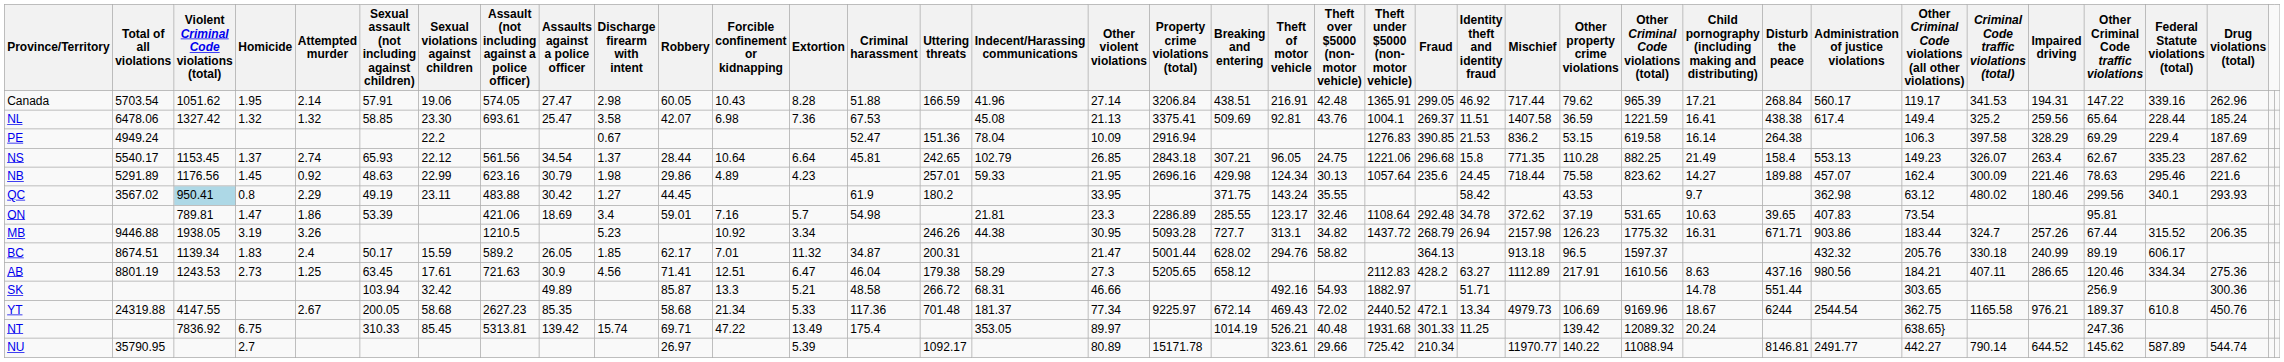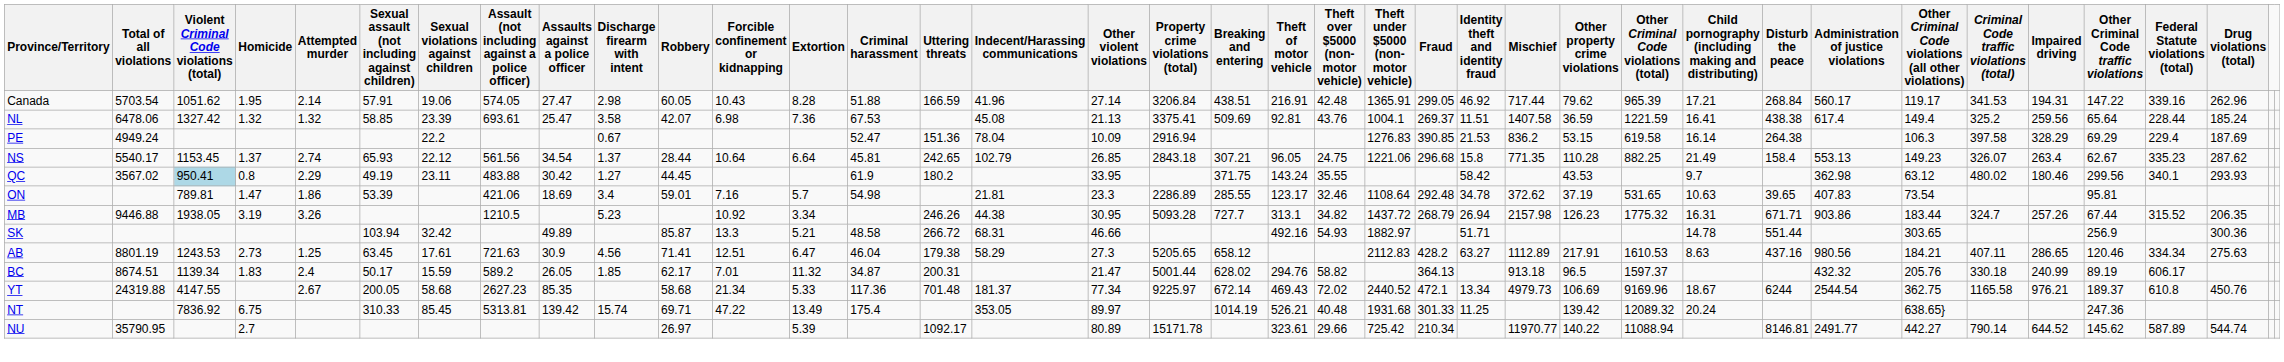(437, 119) 23.30 -> (437, 119) 23.39
- row: (15, 176)
rows swapped: (15, 290) <-> (15, 252)
(1646, 271) 1610.56 -> (1646, 252) 1610.53
(2228, 271) 275.36 -> (2228, 252) 275.63
